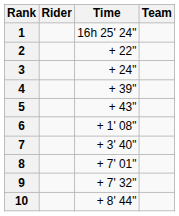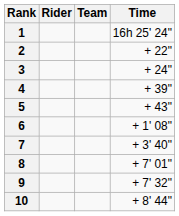columns swapped: (157, 13) <-> (107, 13)
